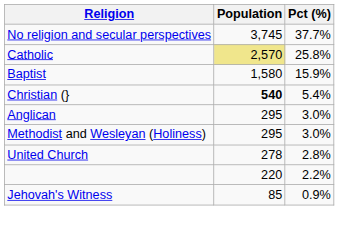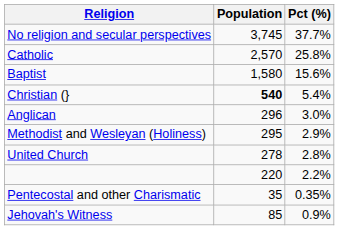(266, 54) khaki background -> (266, 54) no background
(313, 74) 15.9% -> (313, 74) 15.6%
(272, 114) 295 -> (272, 114) 296
(316, 134) 3.0% -> (316, 134) 2.9%
+ row: (104, 194)
